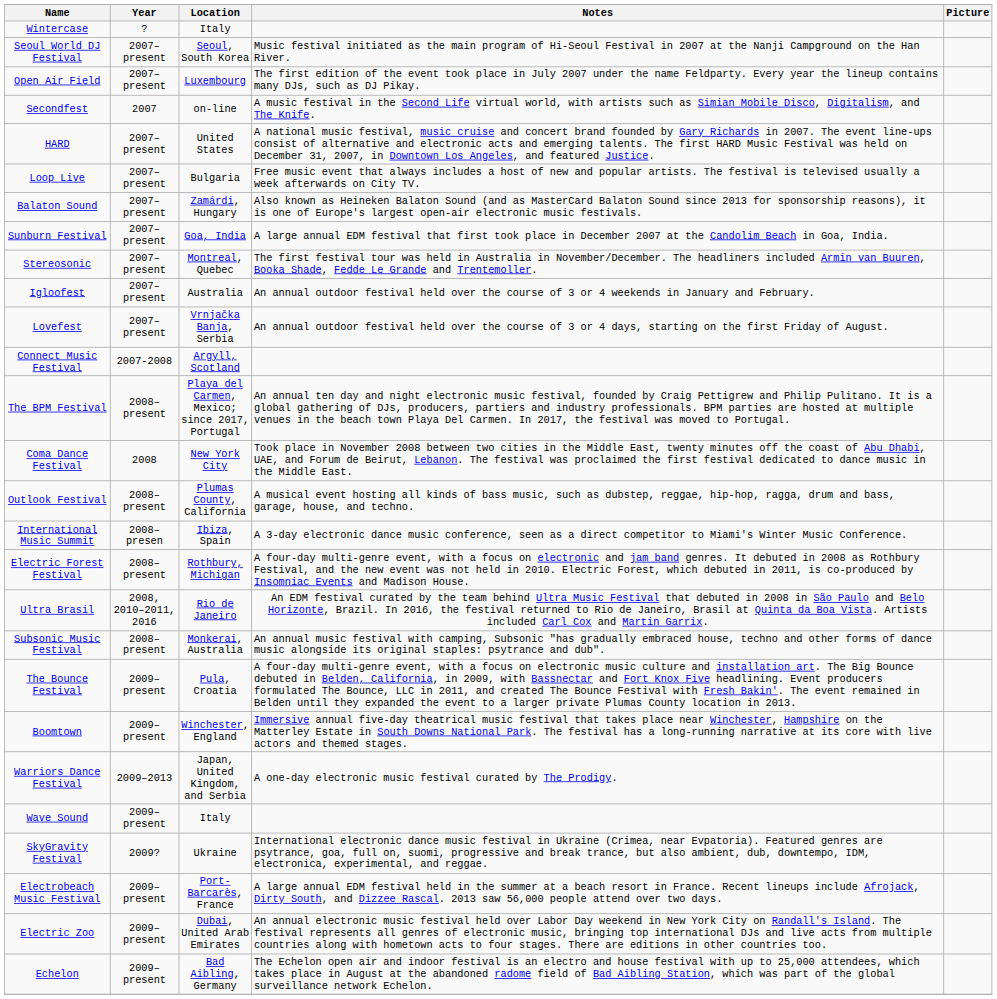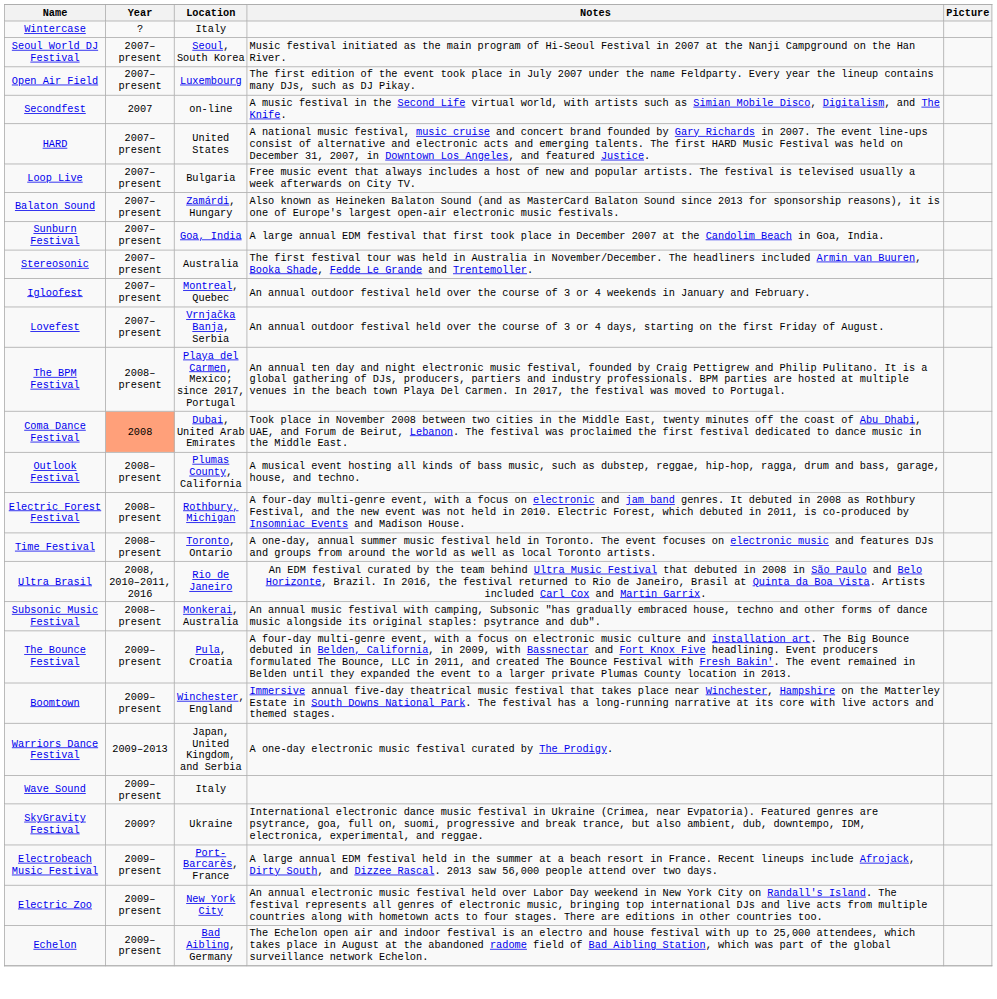(215, 264) Montreal, Quebec -> (211, 264) Australia
(215, 293) Australia -> (211, 293) Montreal, Quebec
- row: (57, 362)
(144, 460) no background -> (140, 432) lightsalmon background
(215, 460) New York City -> (211, 432) Dubai, United Arab Emirates
- row: (57, 535)
+ row: (55, 547)
(215, 934) Dubai, United Arab Emirates -> (211, 905) New York City
